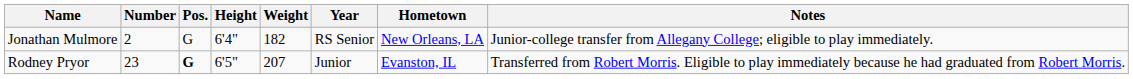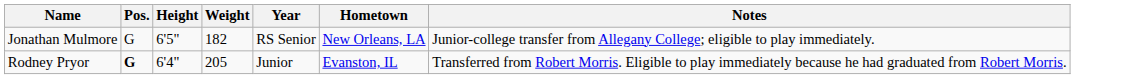- column: (150, 16)
(226, 39) 6'4" -> (168, 39) 6'5"
(226, 62) 6'5" -> (168, 62) 6'4"
(274, 62) 207 -> (216, 62) 205
